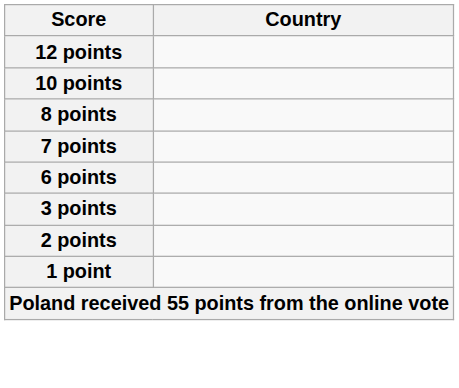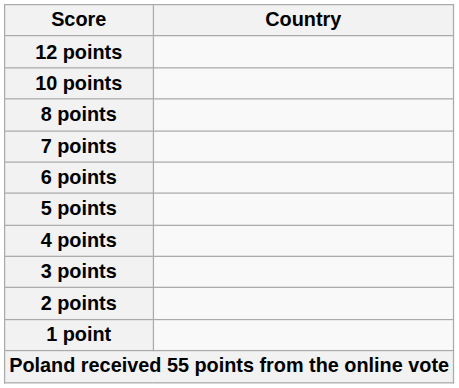+ row: (79, 209)
+ row: (79, 240)
